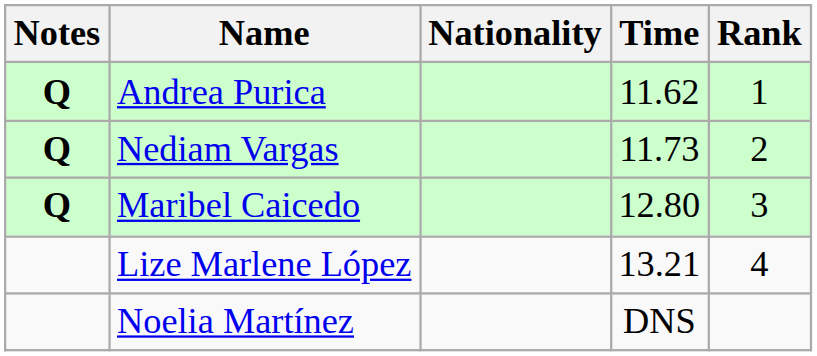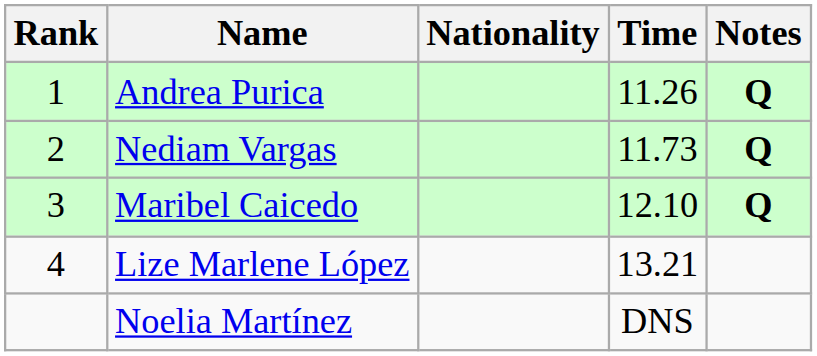columns swapped: (759, 33) <-> (57, 33)
(659, 90) 11.62 -> (657, 90) 11.26
(659, 206) 12.80 -> (657, 206) 12.10
